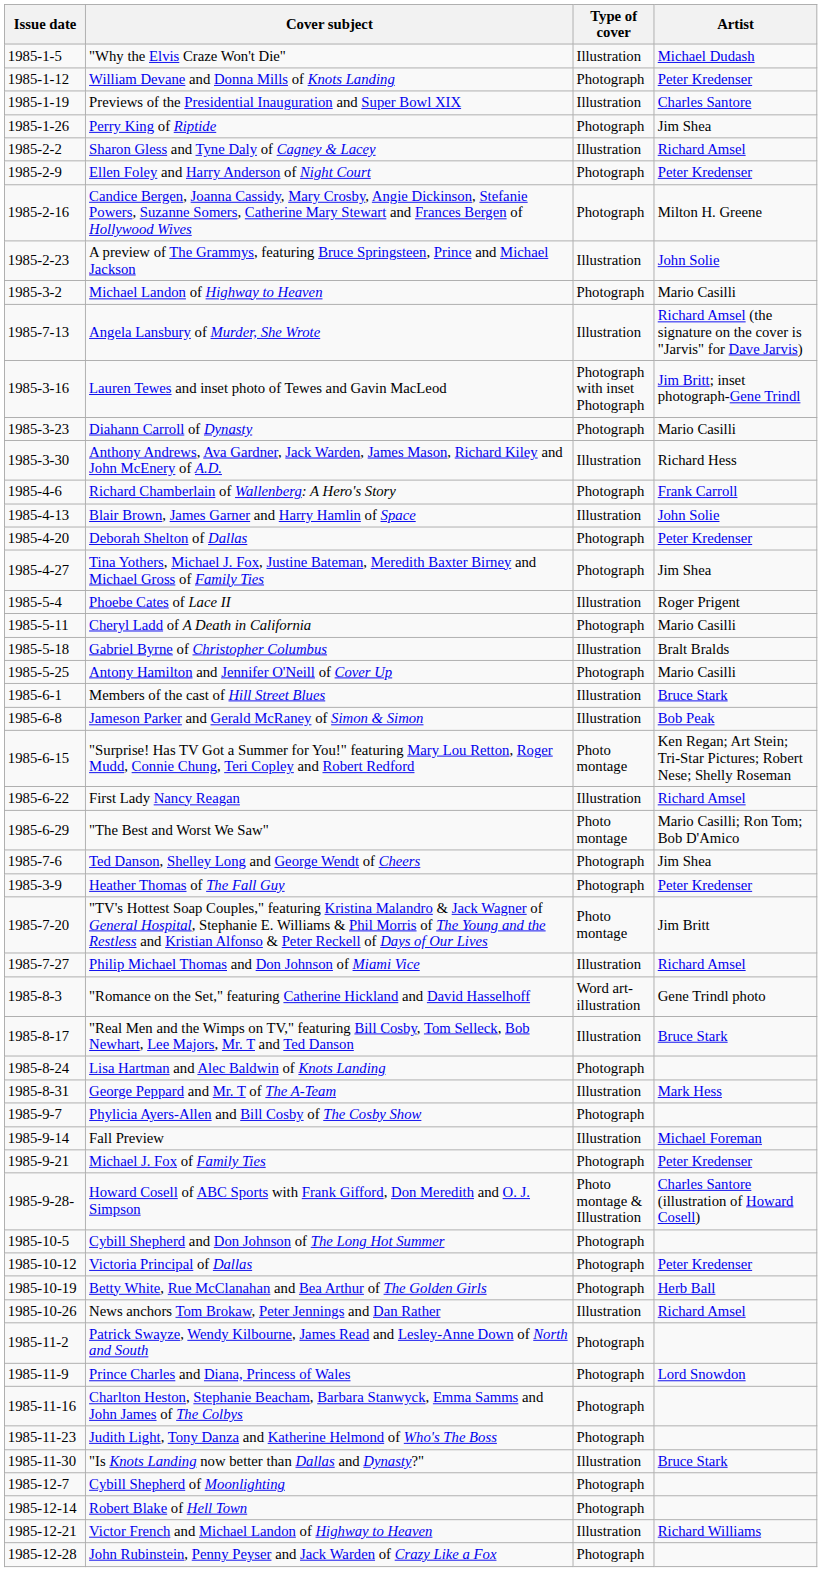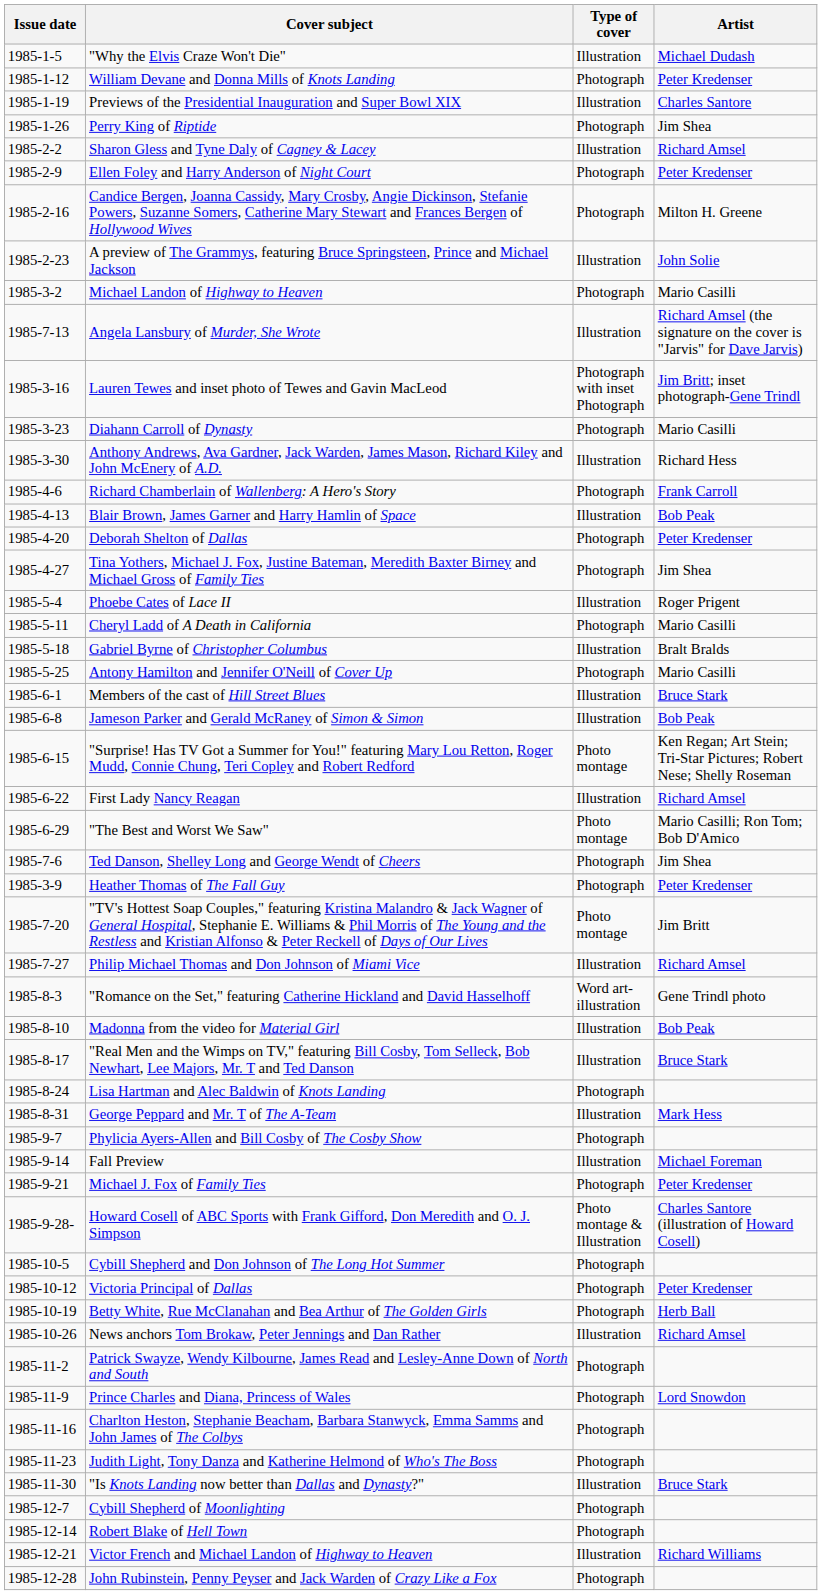(689, 515) John Solie -> (686, 515) Bob Peak
+ row: (214, 1028)
